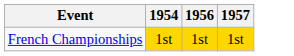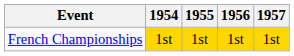+ column: (200, 16)
